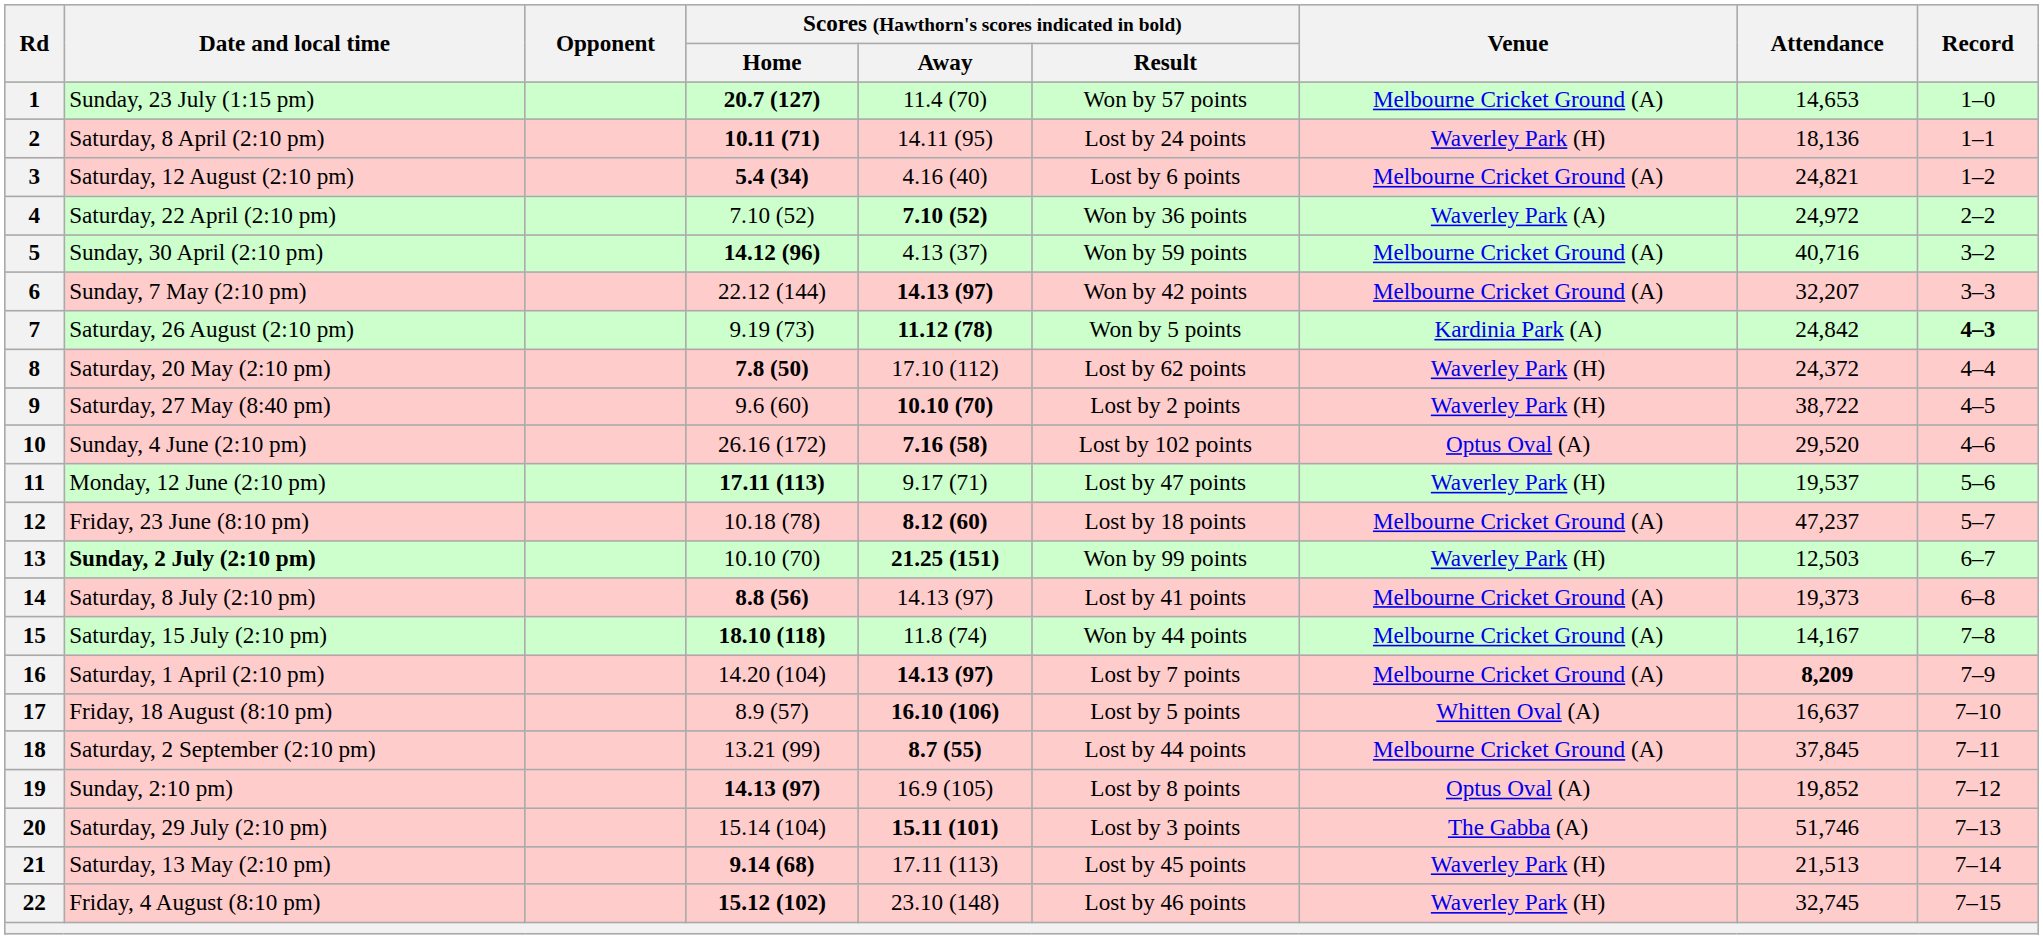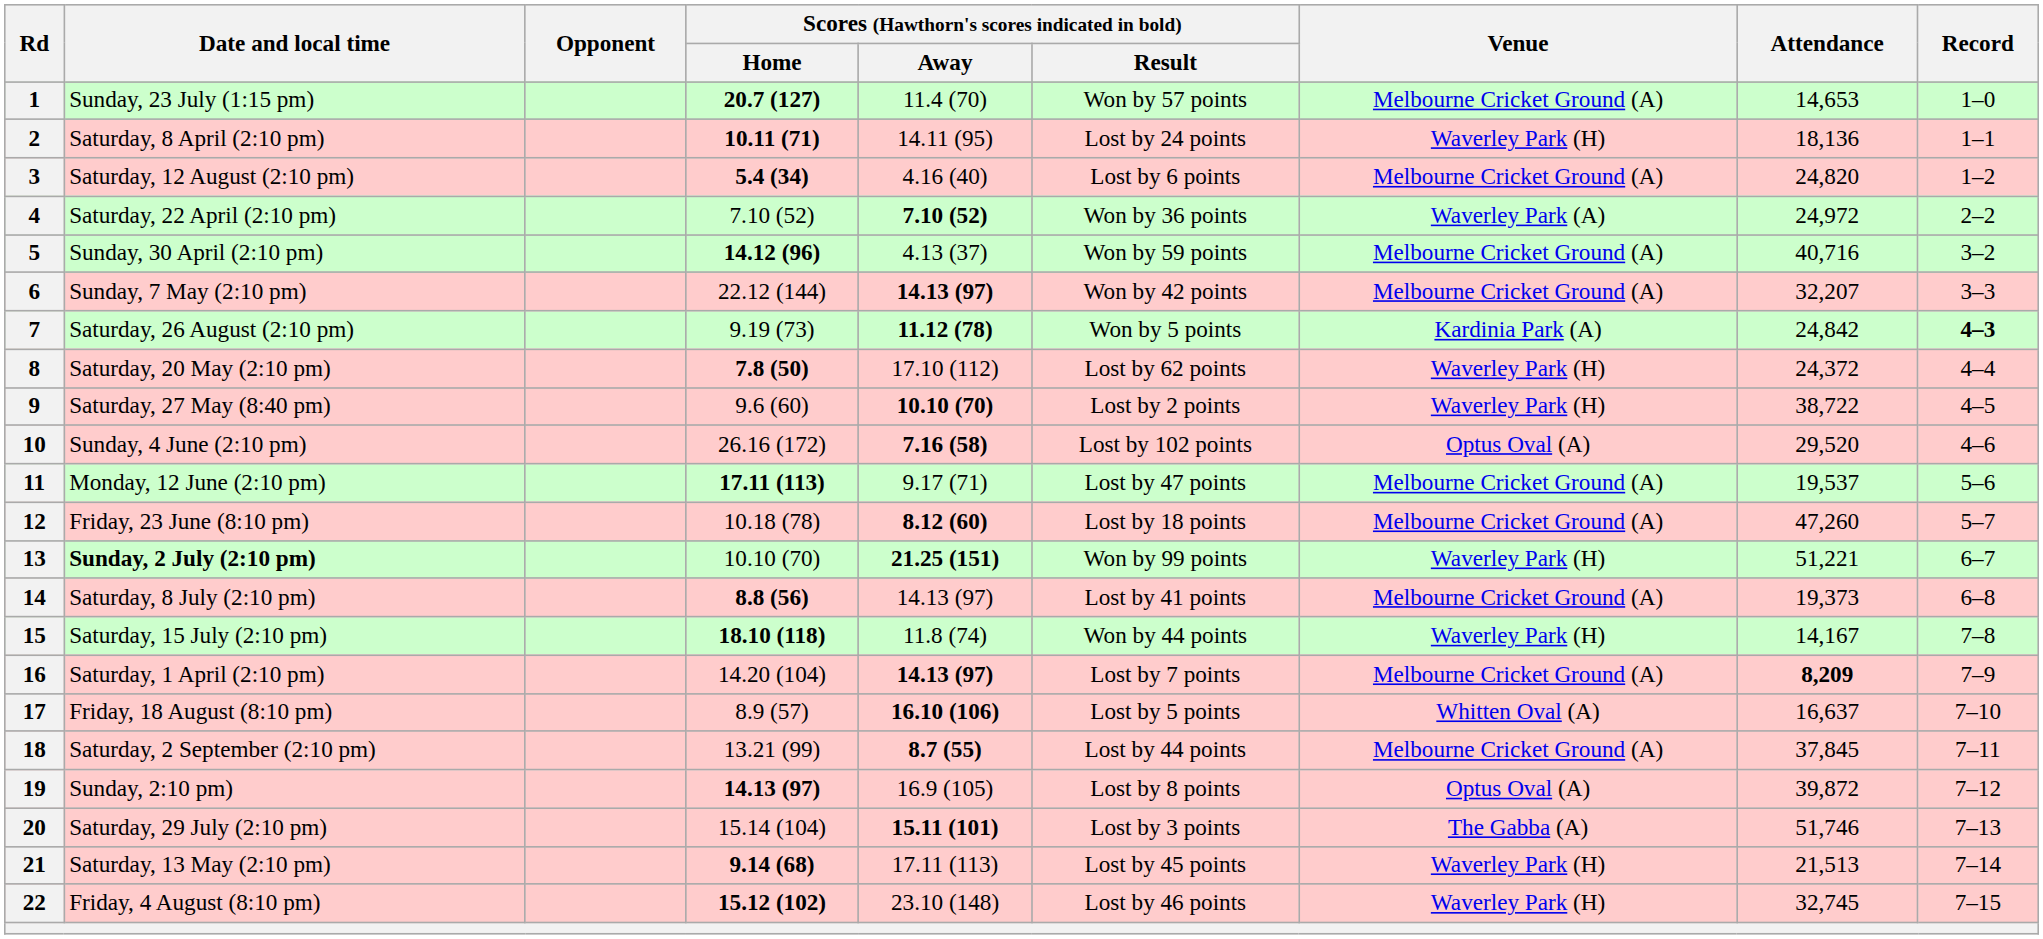(1827, 176) 24,821 -> (1827, 176) 24,820
(1518, 482) Waverley Park (H) -> (1518, 482) Melbourne Cricket Ground (A)
(1827, 521) 47,237 -> (1827, 521) 47,260
(1827, 559) 12,503 -> (1827, 559) 51,221
(1518, 635) Melbourne Cricket Ground (A) -> (1518, 635) Waverley Park (H)
(1827, 788) 19,852 -> (1827, 788) 39,872
